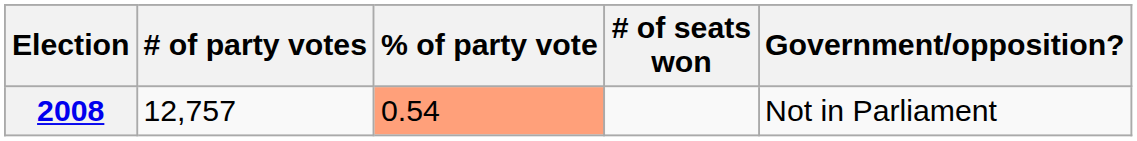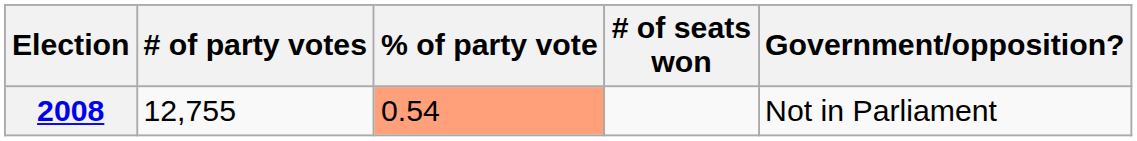(190, 110) 12,757 -> (190, 110) 12,755
